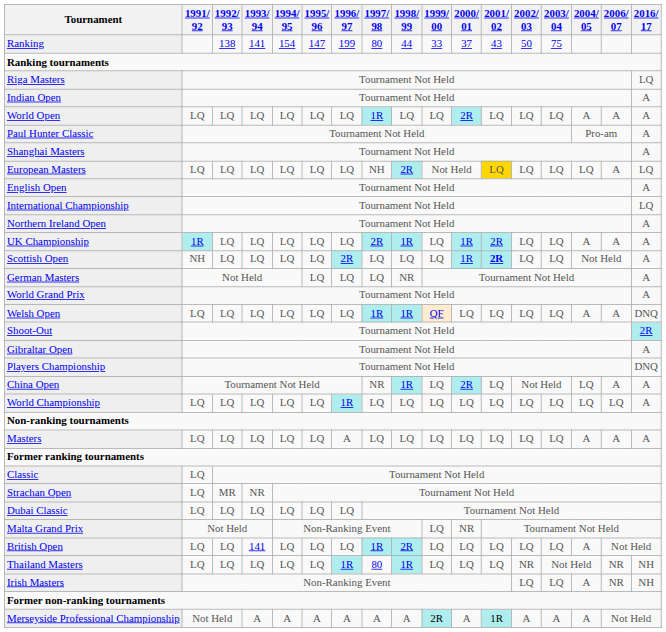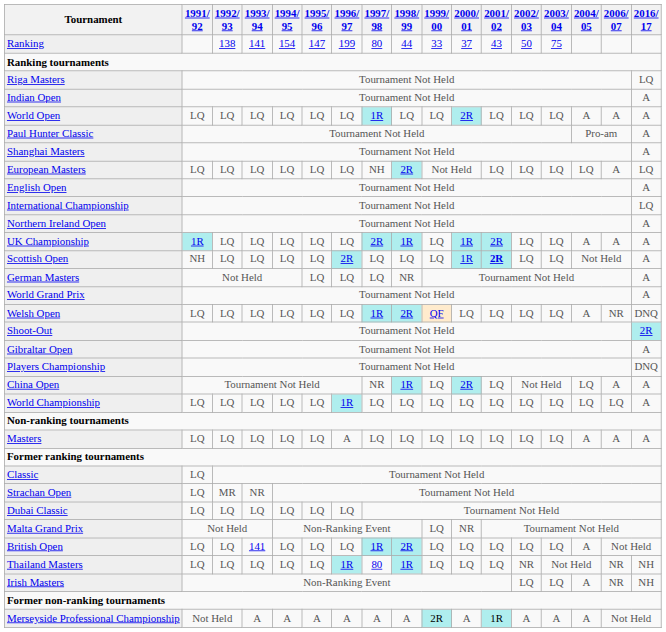(497, 169) gold background -> (497, 169) no background
(407, 313) 1R -> (407, 313) 2R
(616, 313) A -> (616, 313) NR
